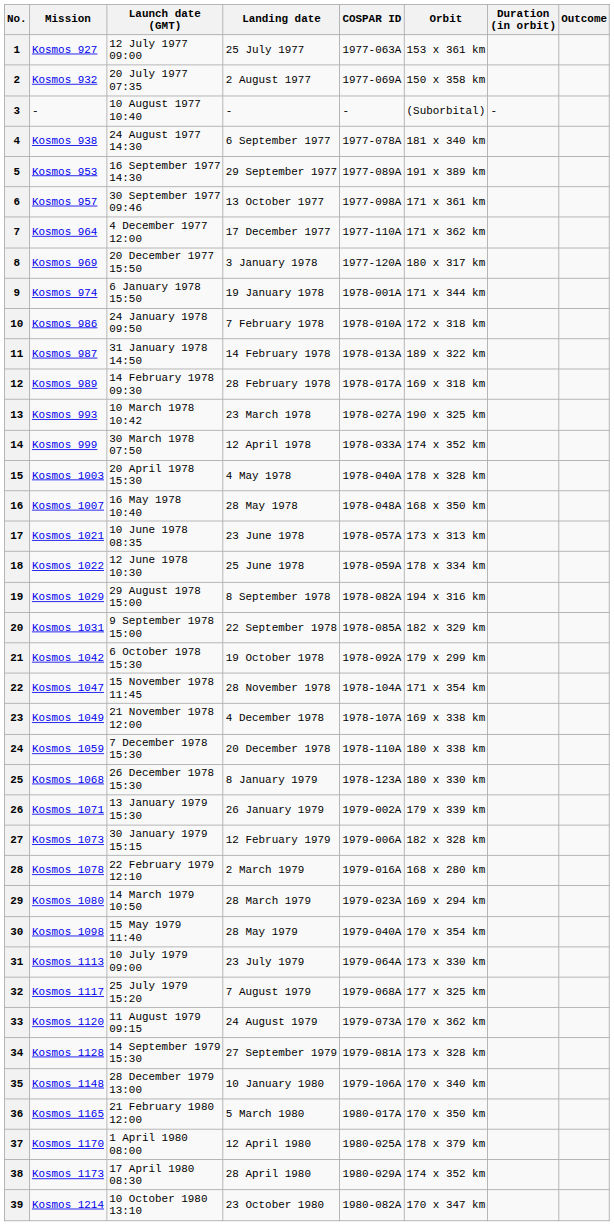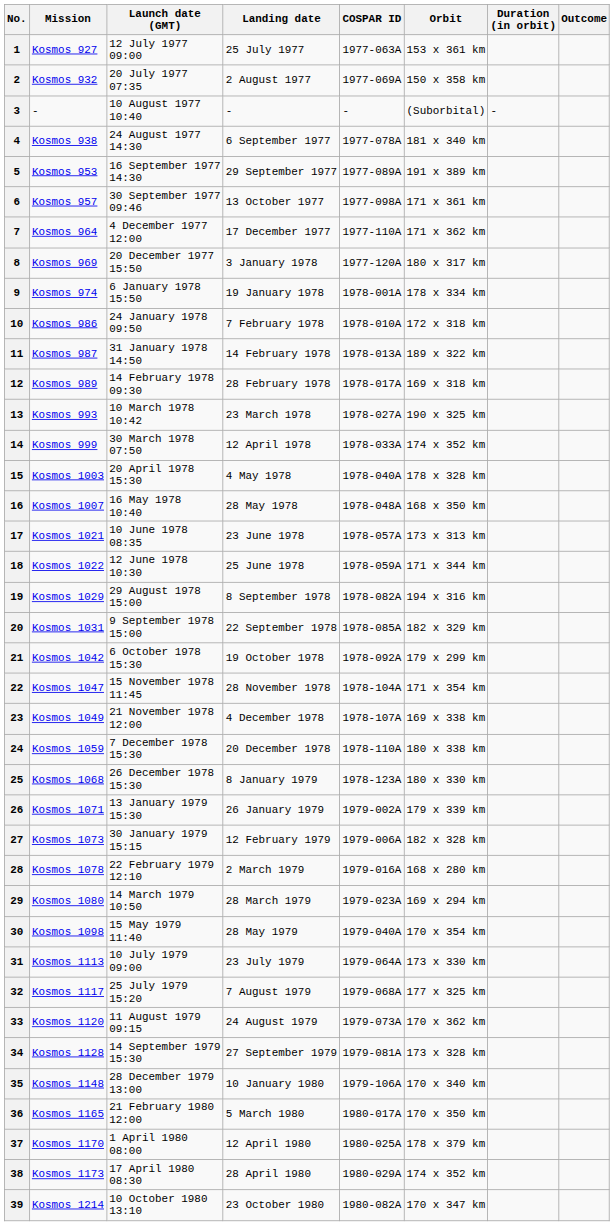(446, 293) 171 x 344 km -> (446, 293) 178 x 334 km
(446, 567) 178 x 334 km -> (446, 567) 171 x 344 km
